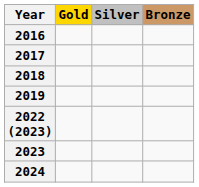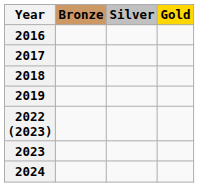columns swapped: (74, 15) <-> (168, 15)
